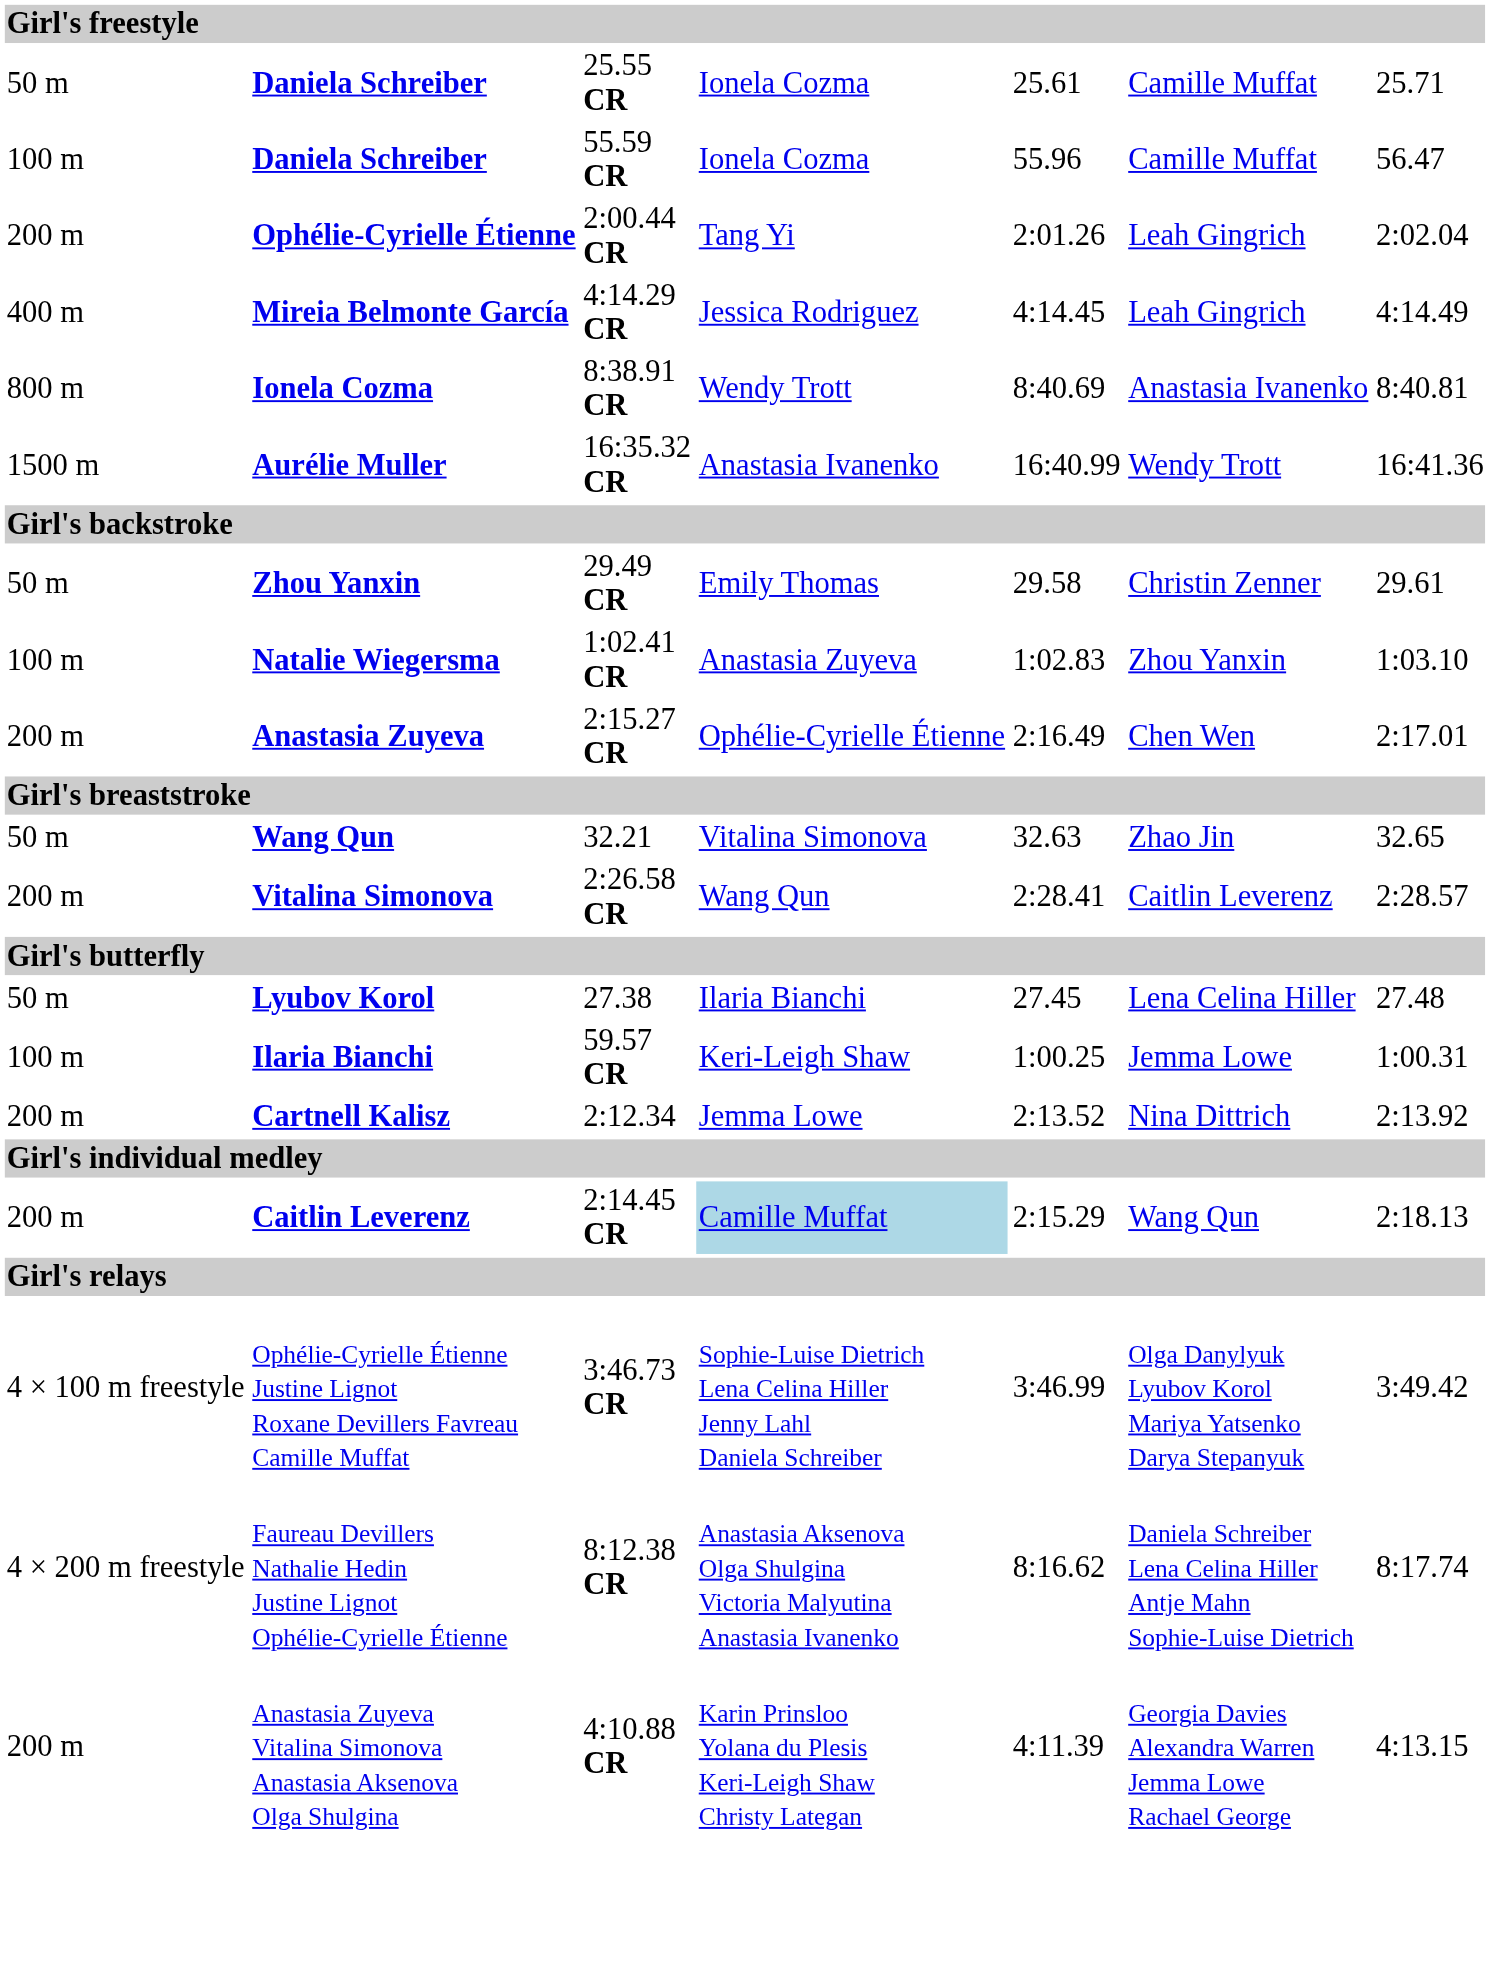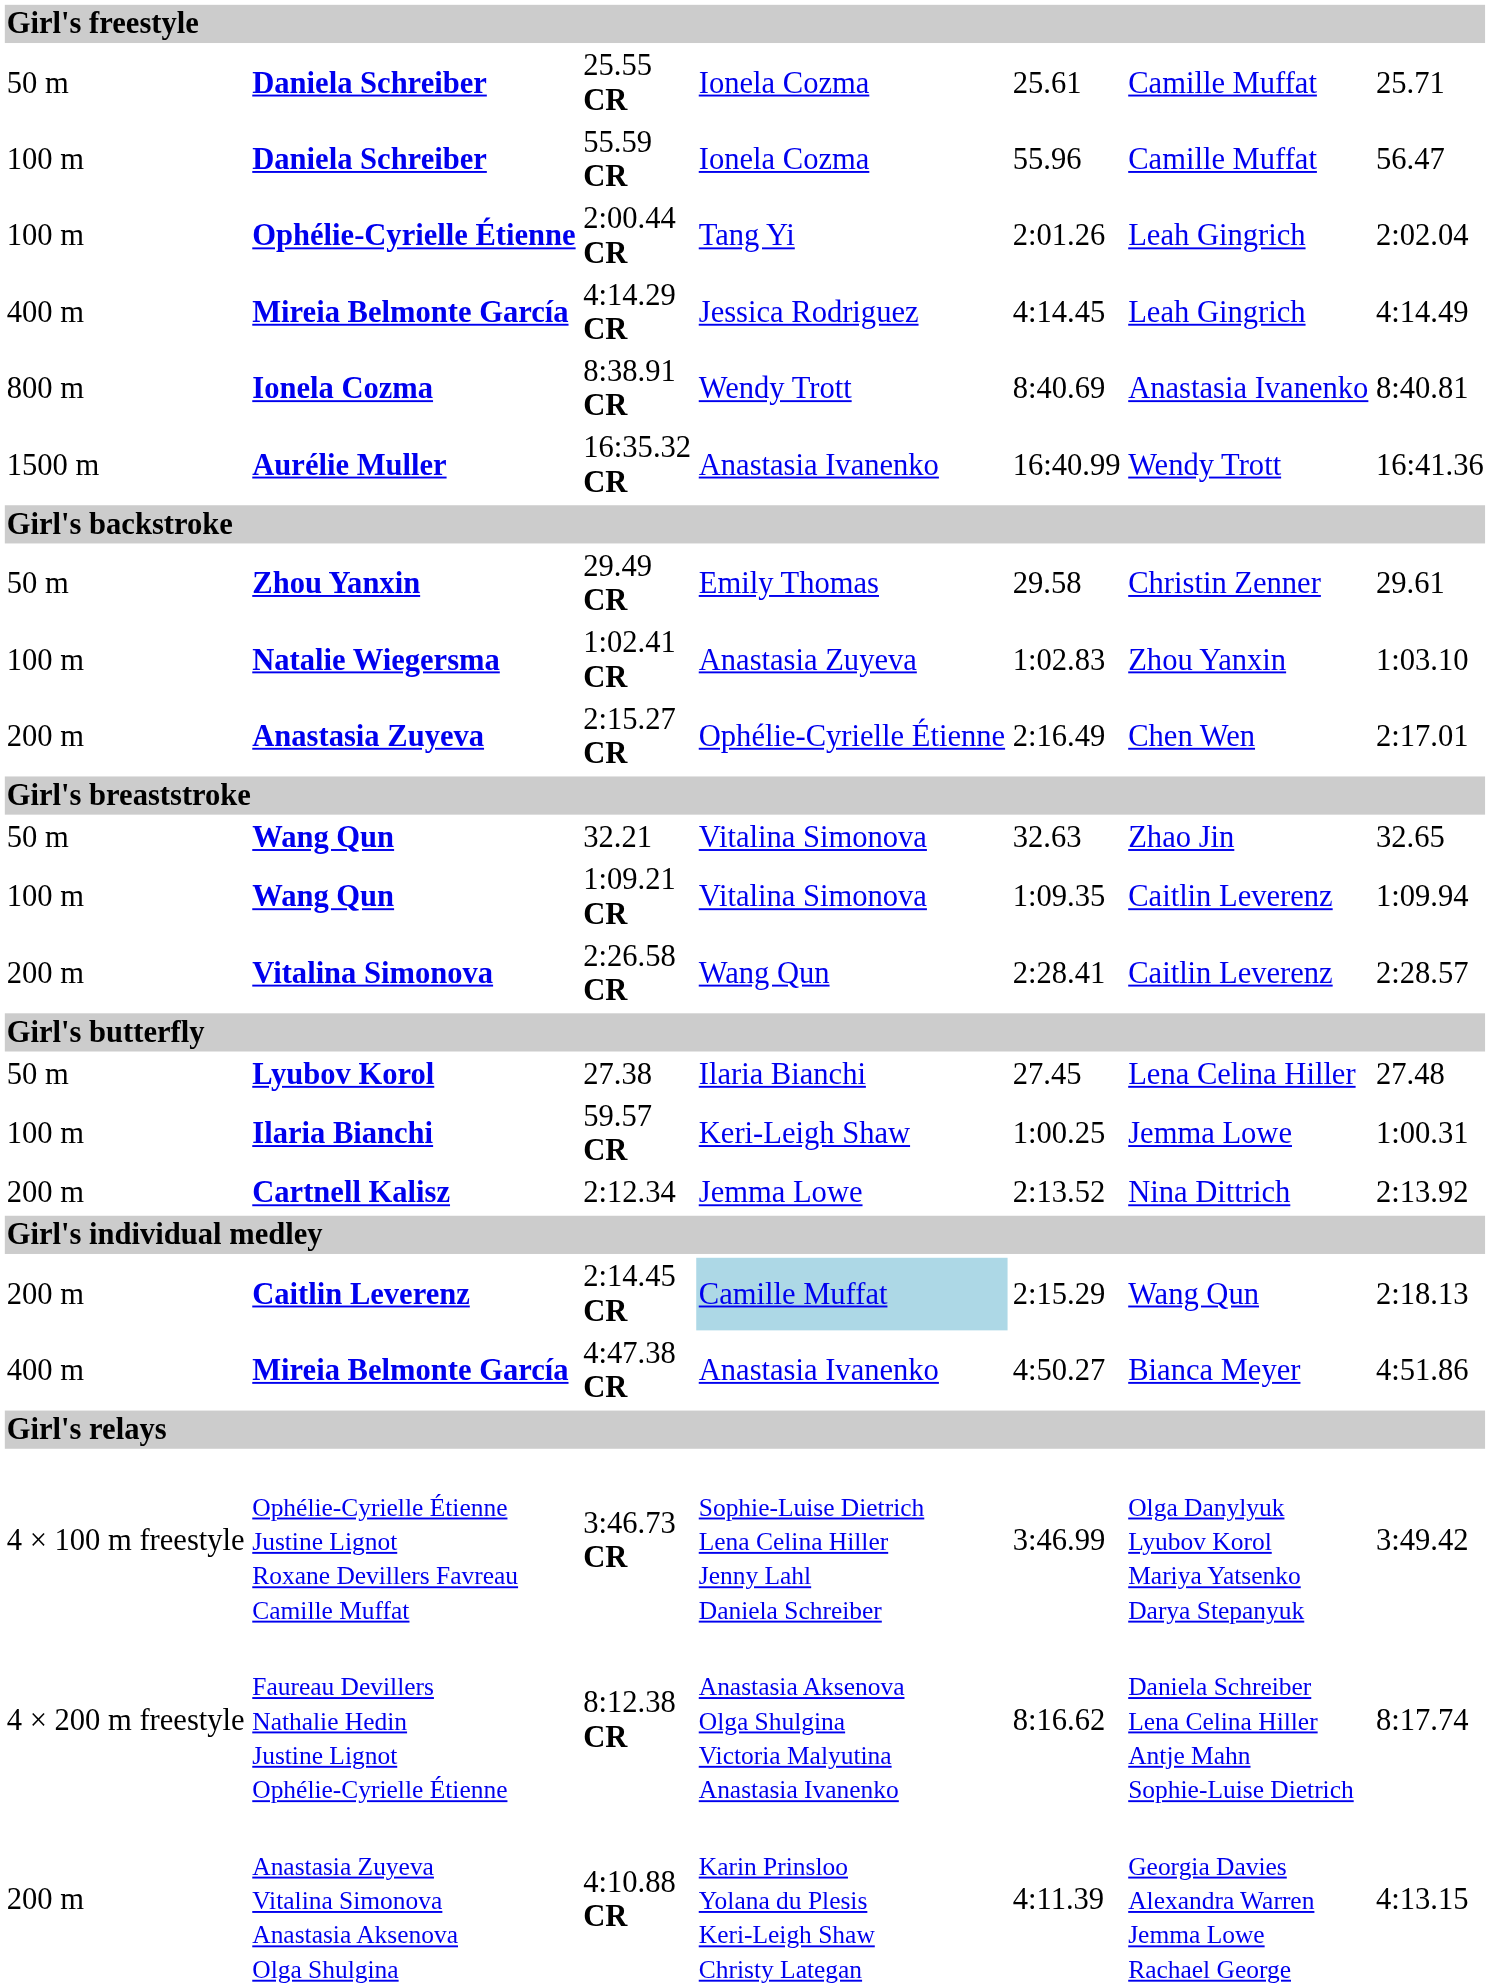(45, 235) 200 m -> (45, 235) 100 m
+ row: (630, 896)
+ row: (630, 1370)
